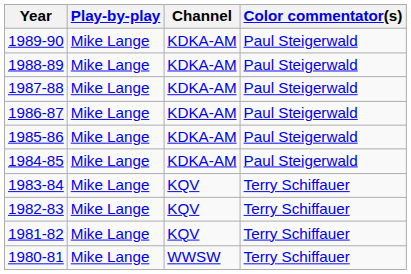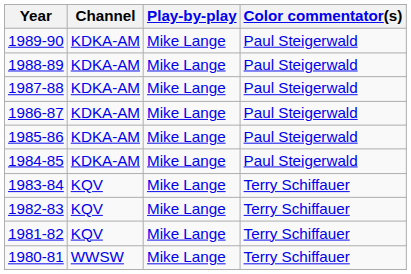columns swapped: (202, 16) <-> (116, 16)
